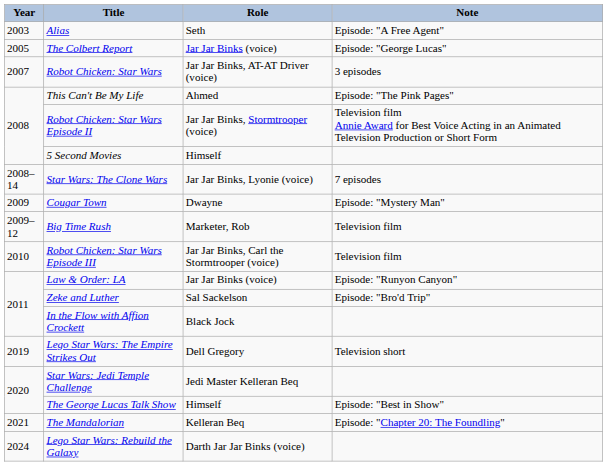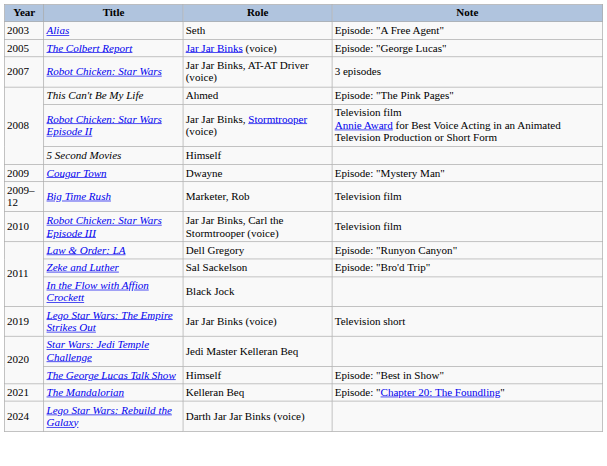- row: (107, 179)
(231, 280) Jar Jar Binks (voice) -> (215, 250) Dell Gregory
(215, 351) Dell Gregory -> (231, 321) Jar Jar Binks (voice)
